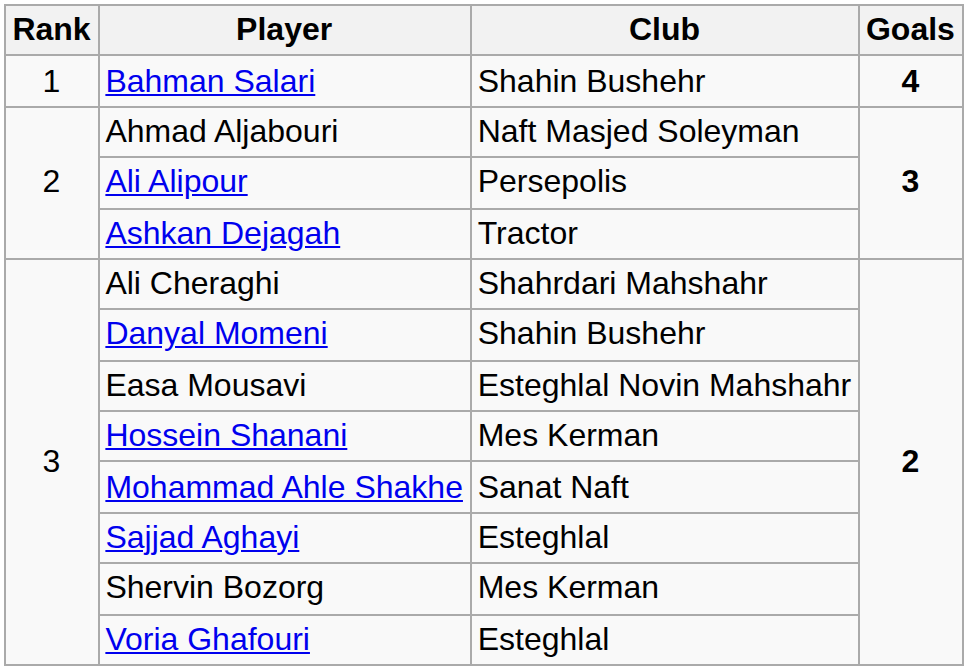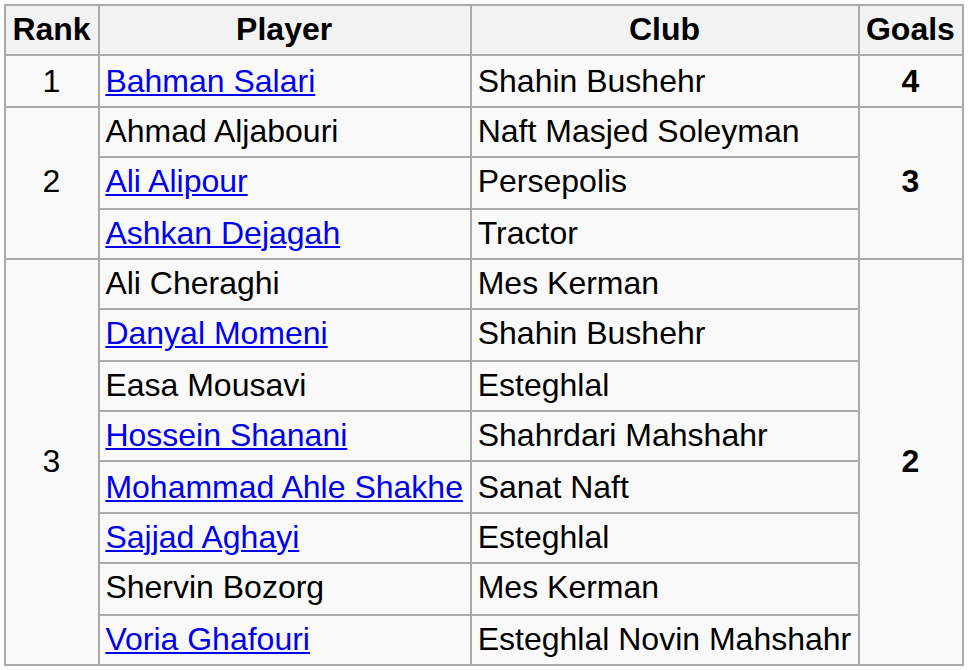(623, 283) Shahrdari Mahshahr -> (568, 283) Mes Kerman
(664, 385) Esteghlal Novin Mahshahr -> (544, 385) Esteghlal
(568, 435) Mes Kerman -> (623, 435) Shahrdari Mahshahr
(544, 638) Esteghlal -> (664, 638) Esteghlal Novin Mahshahr
